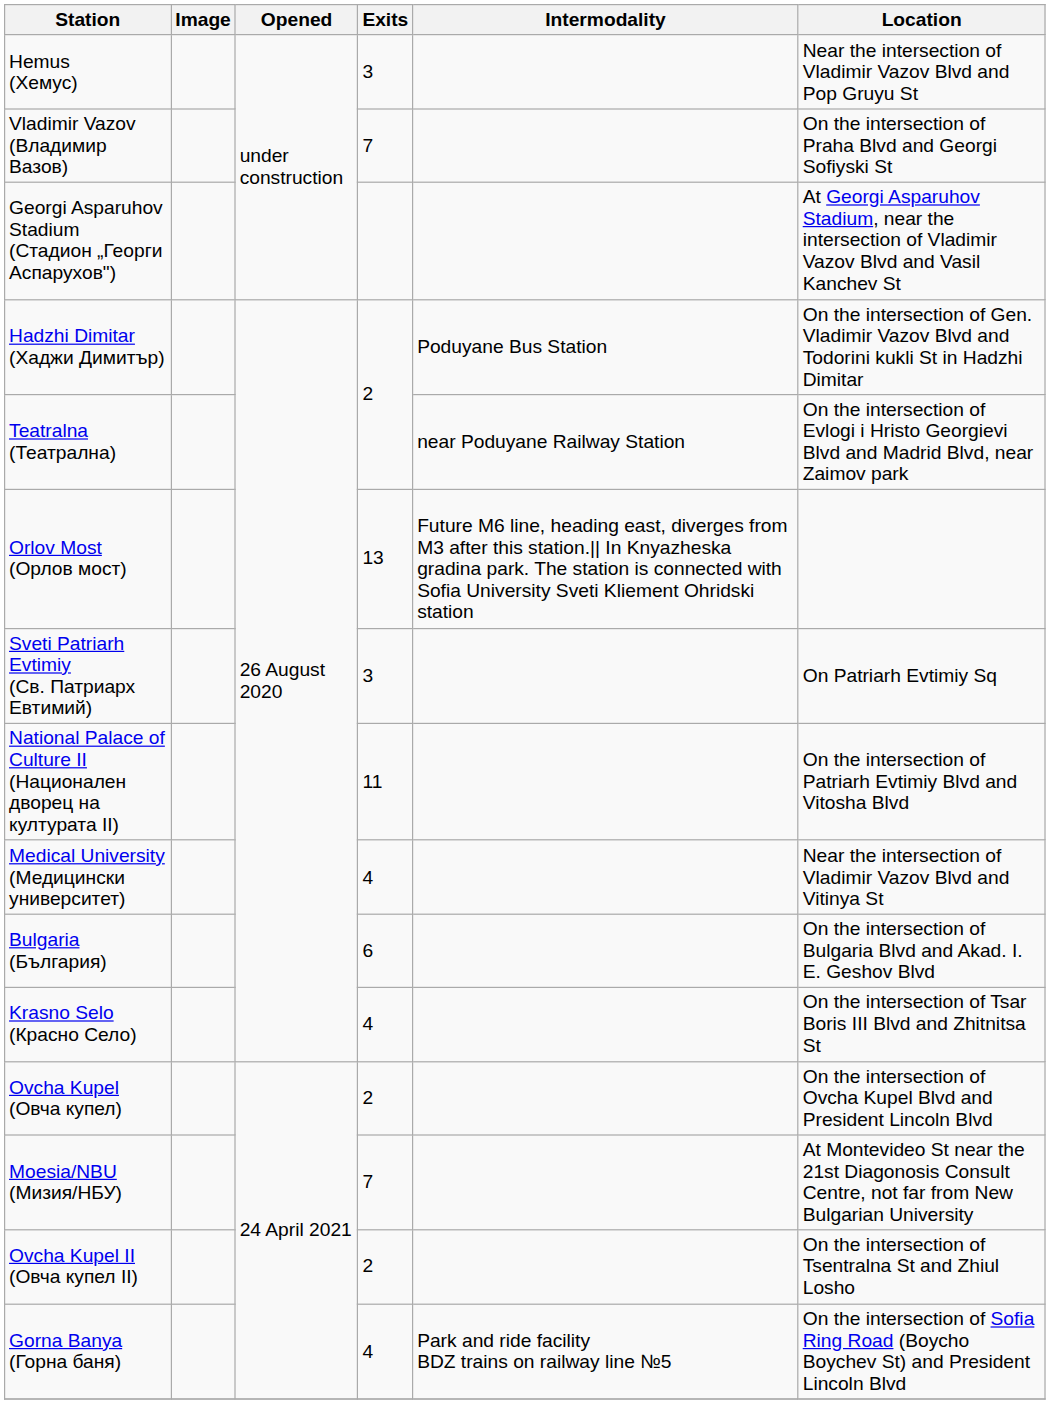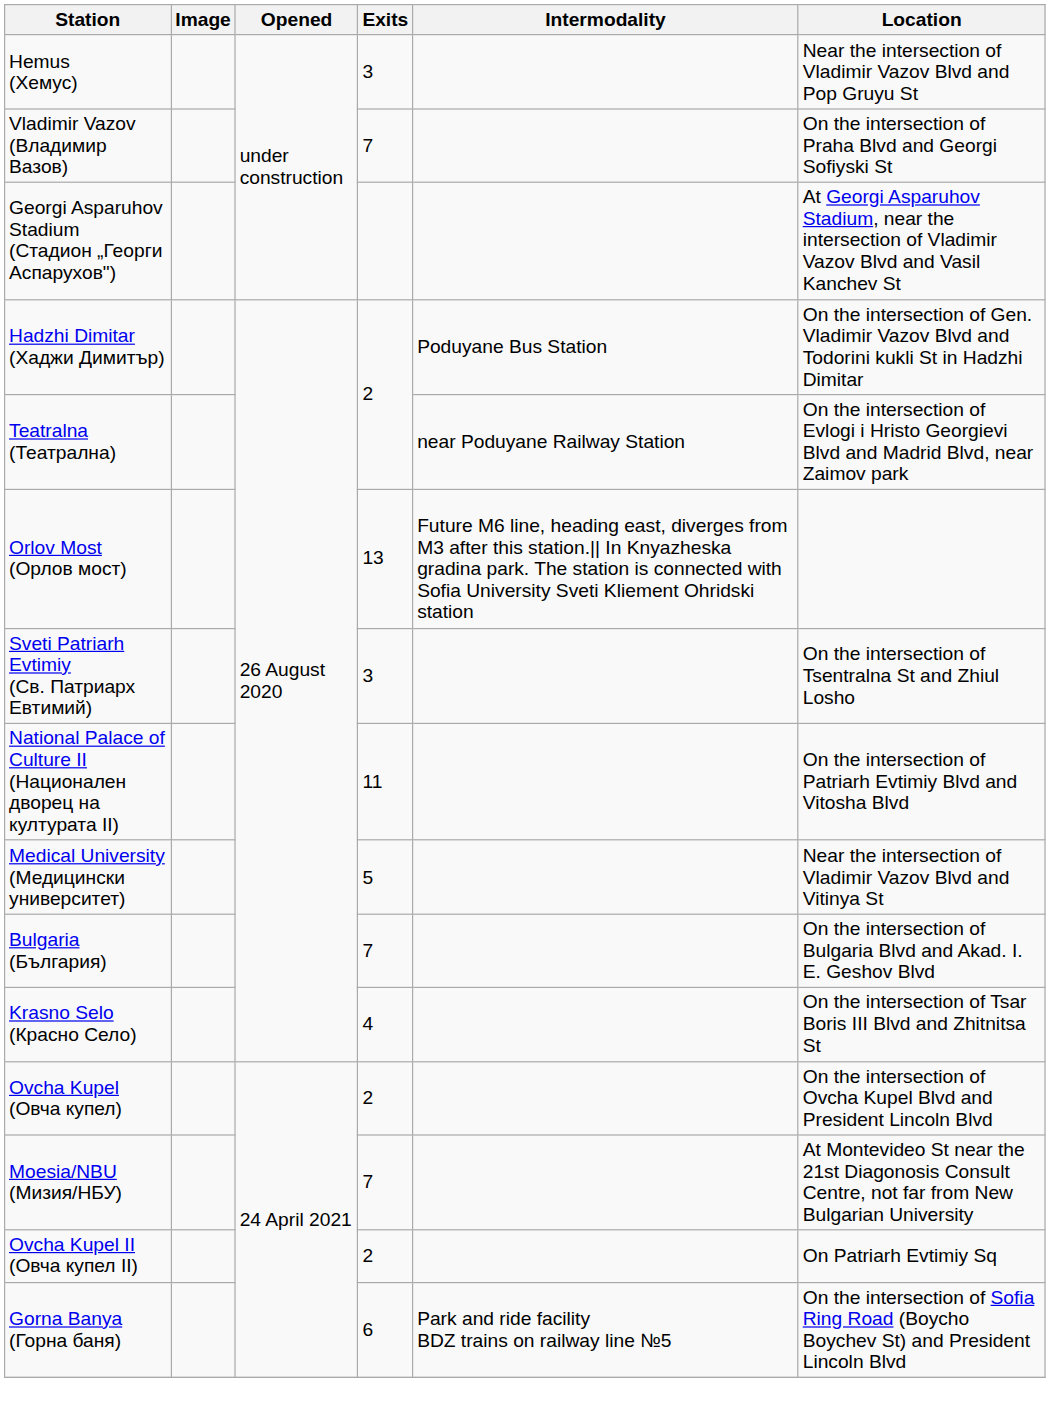(900, 675) On Patriarh Evtimiy Sq -> (901, 675) On the intersection of Tsentralna St and Zhiul Losho
(368, 876) 4 -> (368, 876) 5
(368, 950) 6 -> (368, 950) 7
(901, 1266) On the intersection of Tsentralna St and Zhiul Losho -> (900, 1256) On Patriarh Evtimiy Sq
(368, 1351) 4 -> (368, 1329) 6
